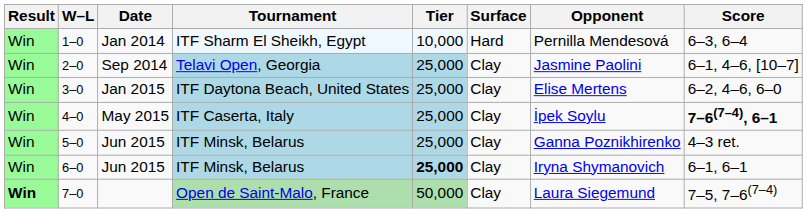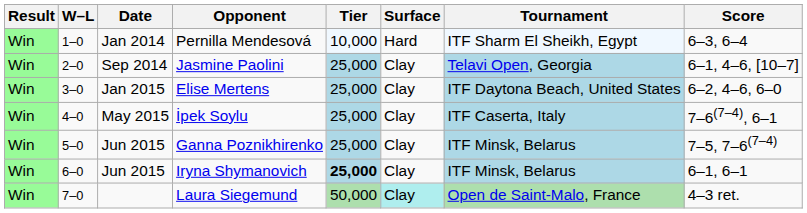columns swapped: (293, 16) <-> (607, 16)
(733, 116) bold -> (733, 116) normal
(714, 142) 4–3 ret. -> (733, 144) 7–5, 7–6(7–4)
(22, 193) bold -> (21, 195) normal
(486, 193) no background -> (399, 195) paleturquoise background
(733, 193) 7–5, 7–6(7–4) -> (714, 195) 4–3 ret.
